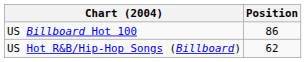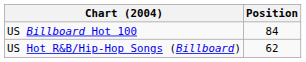(272, 31) 86 -> (272, 31) 84
